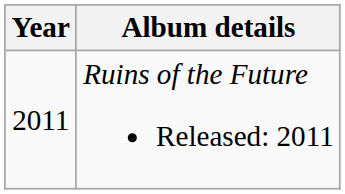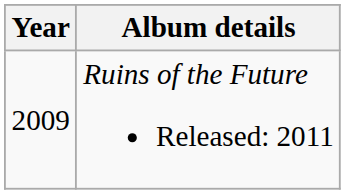(41, 119) 2011 -> (41, 119) 2009
